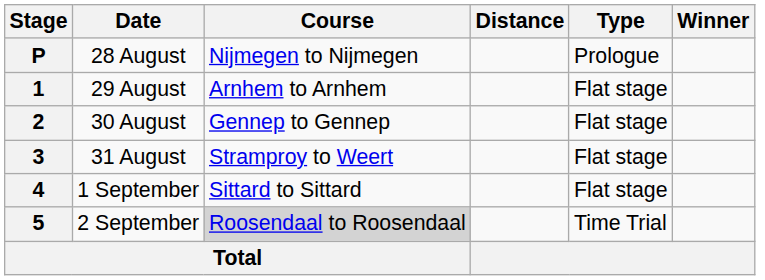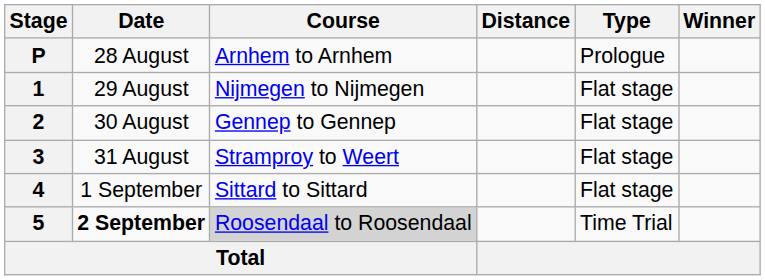(314, 55) Nijmegen to Nijmegen -> (304, 55) Arnhem to Arnhem
(298, 88) Arnhem to Arnhem -> (320, 88) Nijmegen to Nijmegen
(138, 223) normal -> (141, 223) bold
